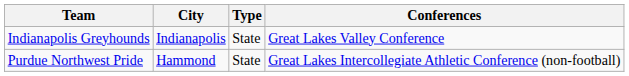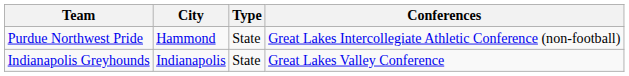rows swapped: (79, 37) <-> (75, 60)
